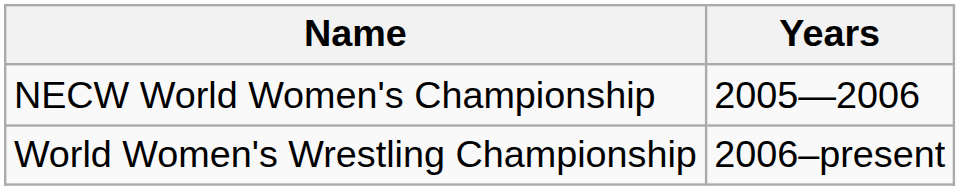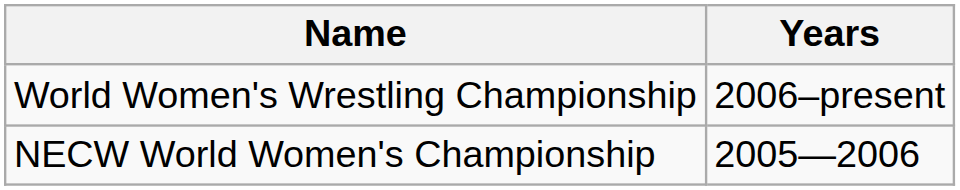rows swapped: (335, 94) <-> (355, 154)
